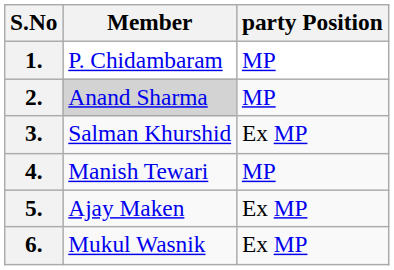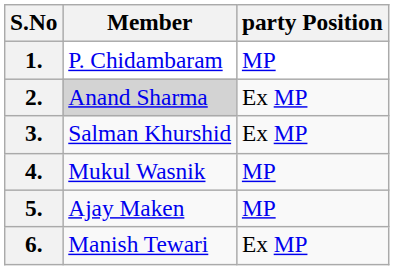(259, 97) MP -> (275, 97) Ex MP
(138, 171) Manish Tewari -> (137, 171) Mukul Wasnik
(275, 208) Ex MP -> (259, 208) MP
(137, 245) Mukul Wasnik -> (138, 245) Manish Tewari
